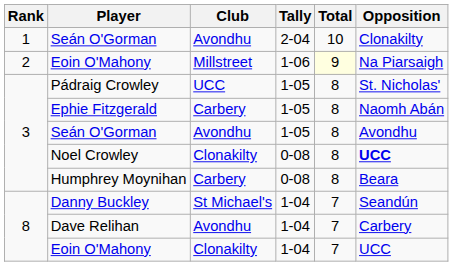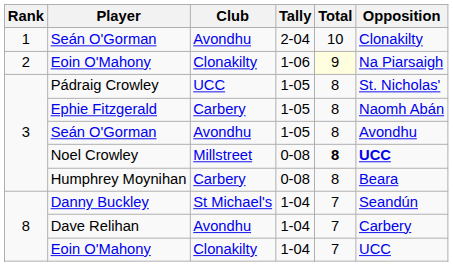(223, 62) Millstreet -> (225, 62) Clonakilty
(225, 156) Clonakilty -> (223, 156) Millstreet
(335, 156) normal -> (335, 156) bold
